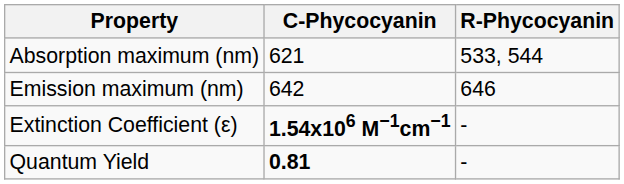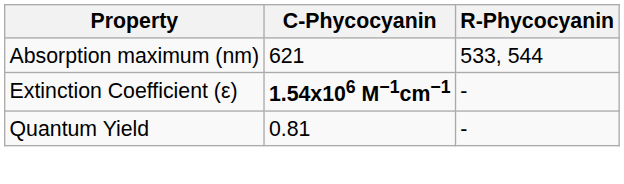- row: (127, 88)
(290, 162) bold -> (290, 128) normal
